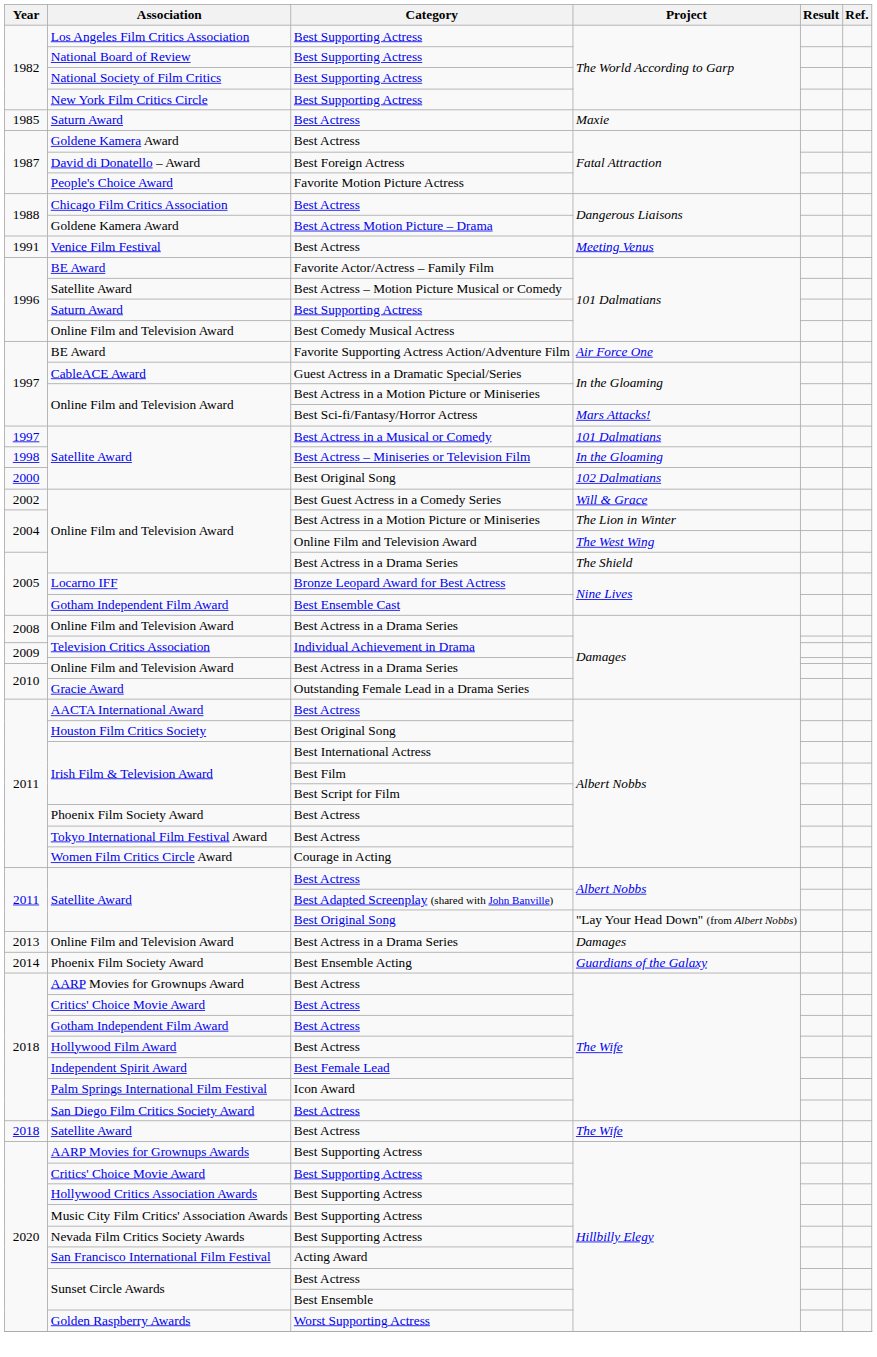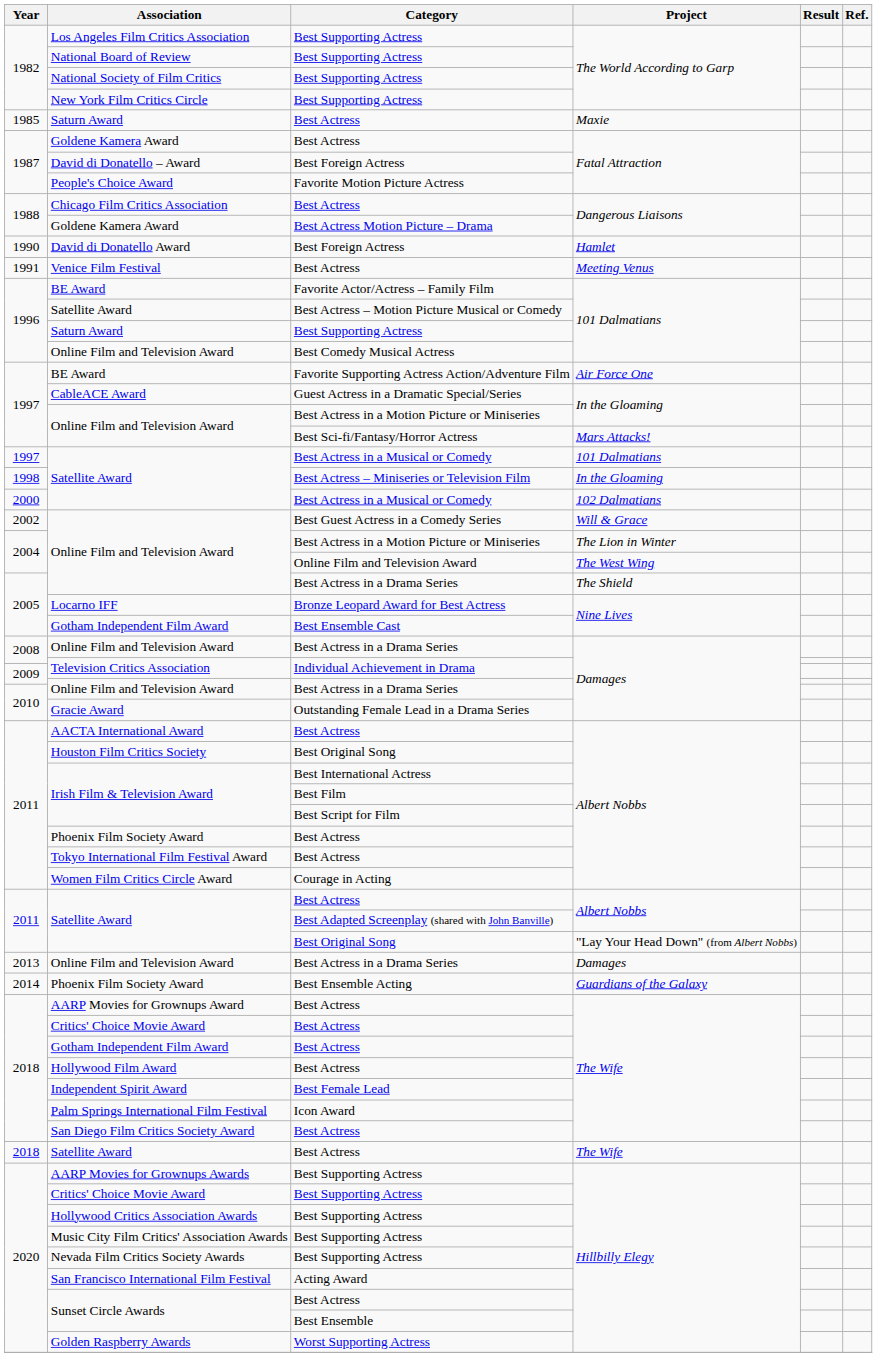+ row: (26, 246)
(345, 478) Best Original Song -> (393, 499) Best Actress in a Musical or Comedy
